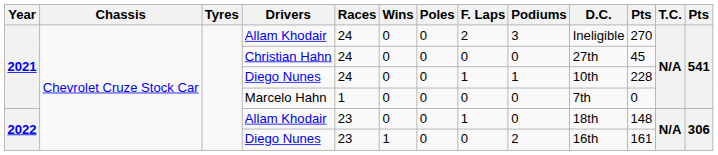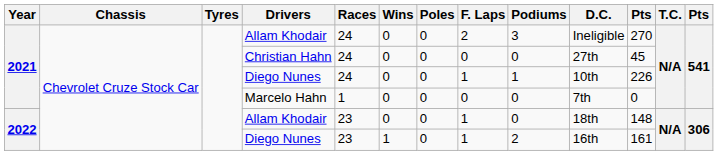(641, 77) 228 -> (641, 77) 226
(464, 139) 0 -> (464, 139) 1
